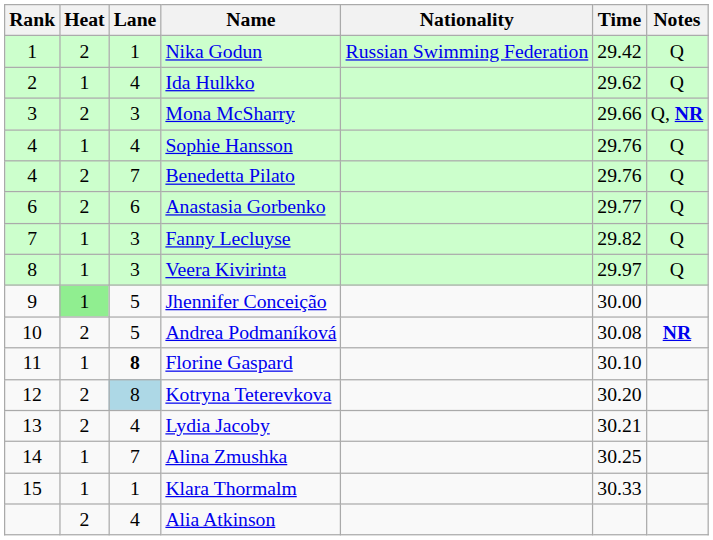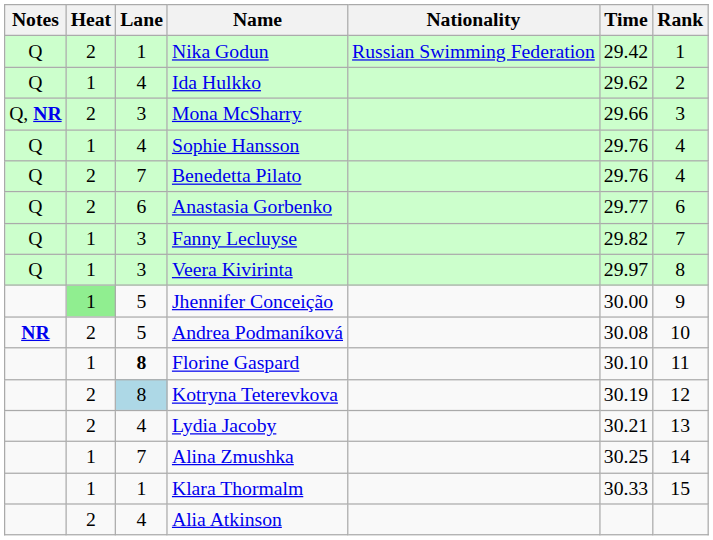columns swapped: (32, 20) <-> (677, 20)
(619, 394) 30.20 -> (626, 394) 30.19
